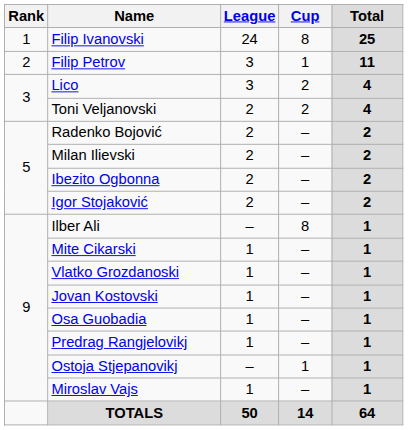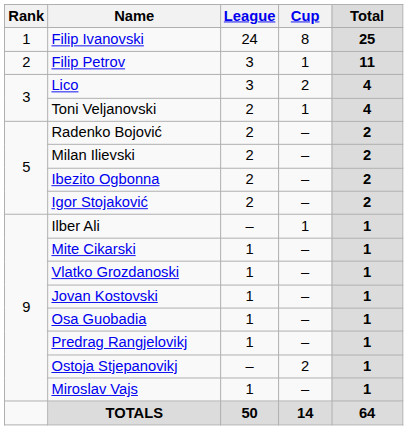(305, 109) 2 -> (305, 109) 1
(305, 226) 8 -> (305, 226) 1
(305, 366) 1 -> (305, 366) 2
